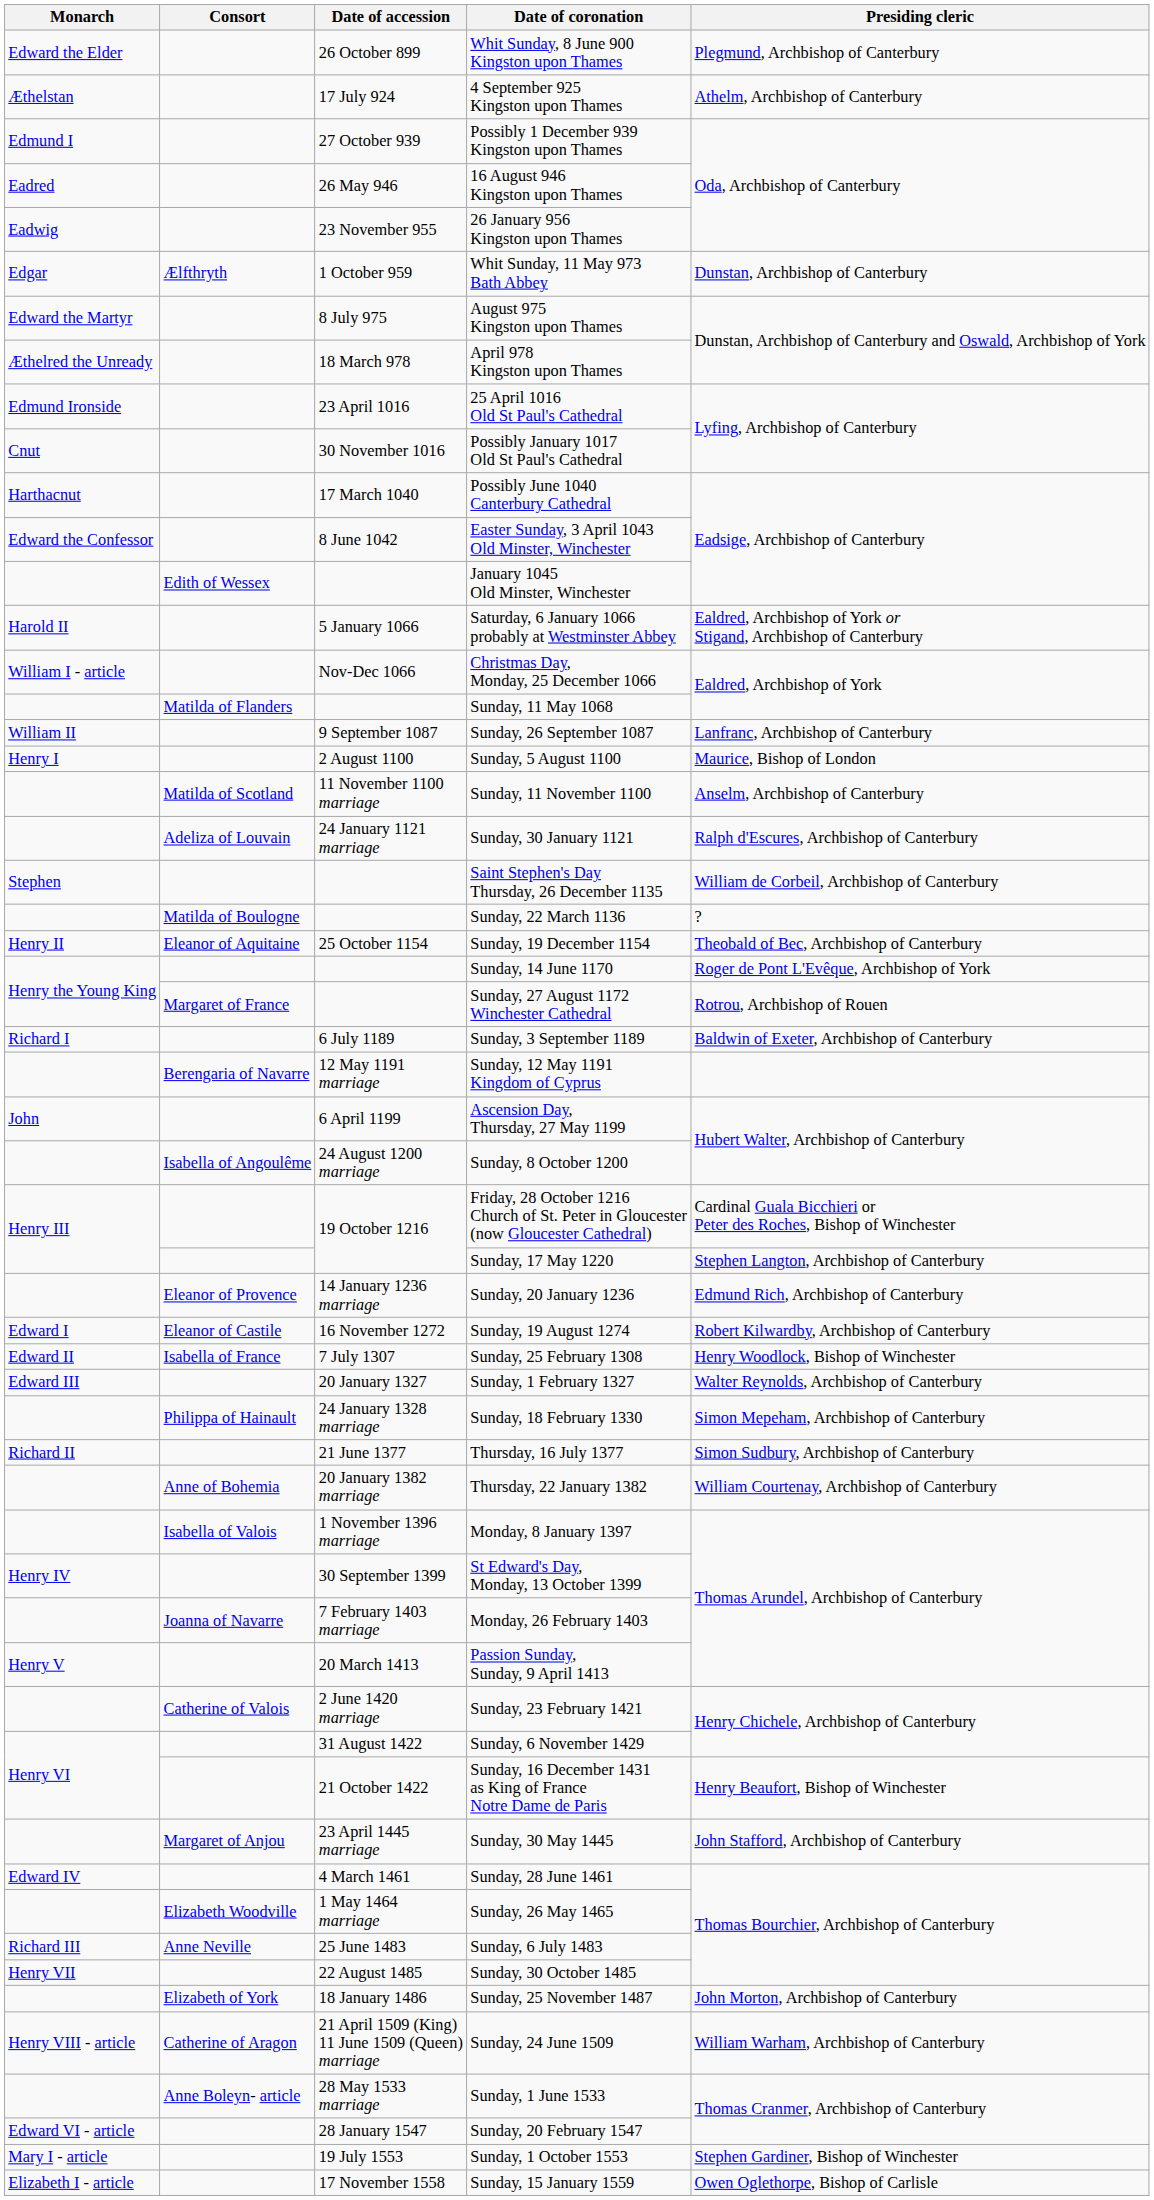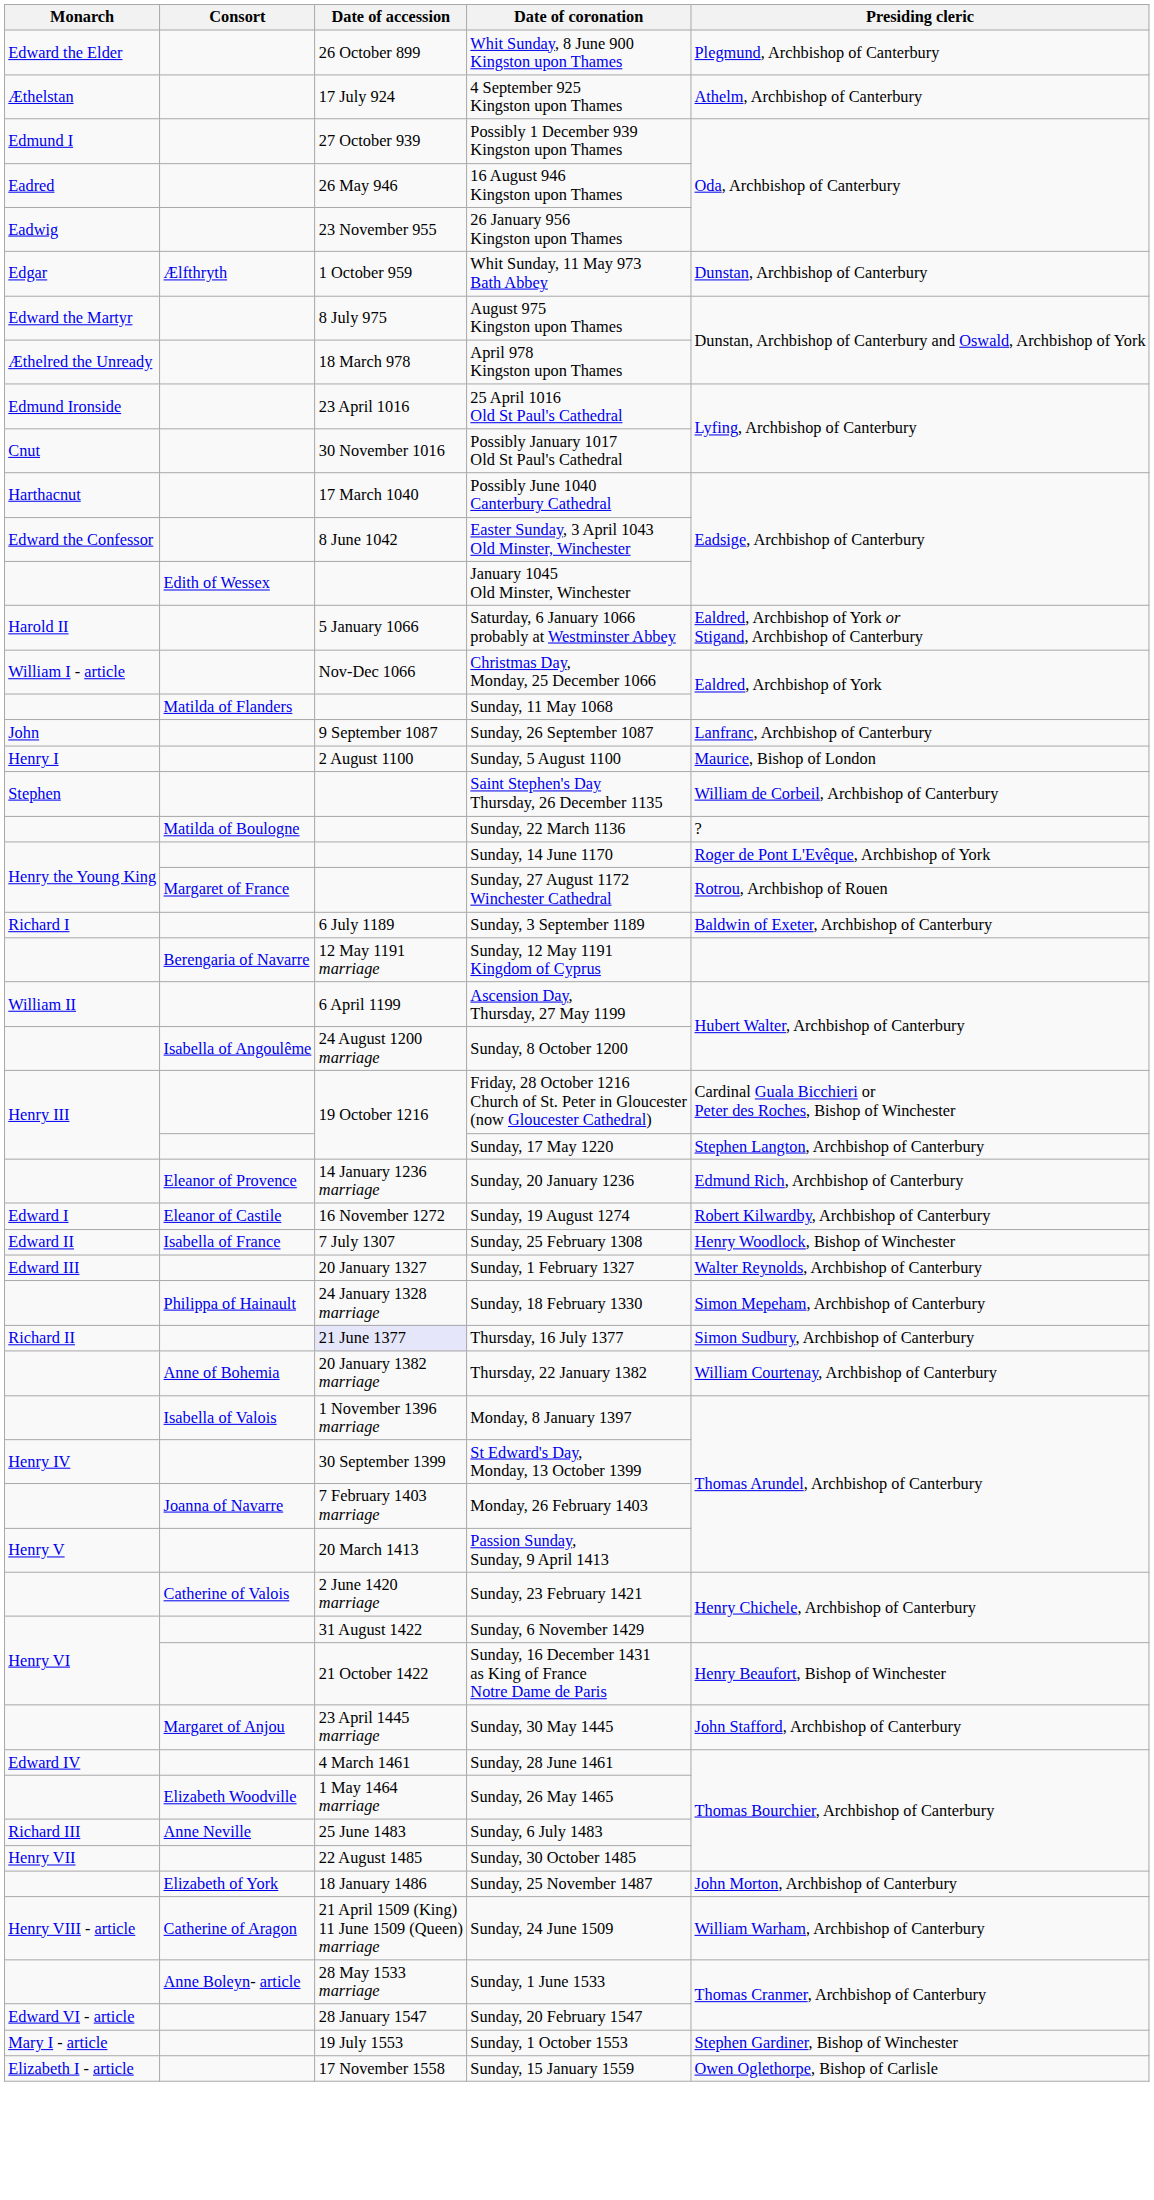(42, 732) William II -> (24, 732) John
- row: (561, 793)
- row: (552, 838)
- row: (560, 943)
(24, 1118) John -> (42, 1004) William II
(362, 1452) no background -> (362, 1338) lavender background
